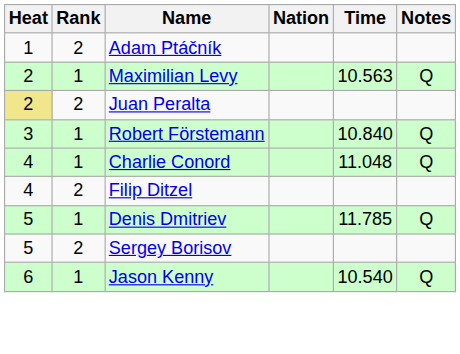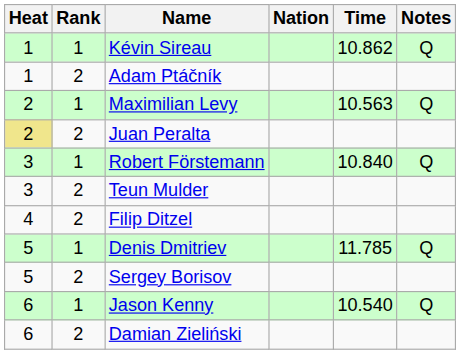+ row: (160, 47)
+ row: (159, 190)
- row: (170, 162)
+ row: (175, 334)
